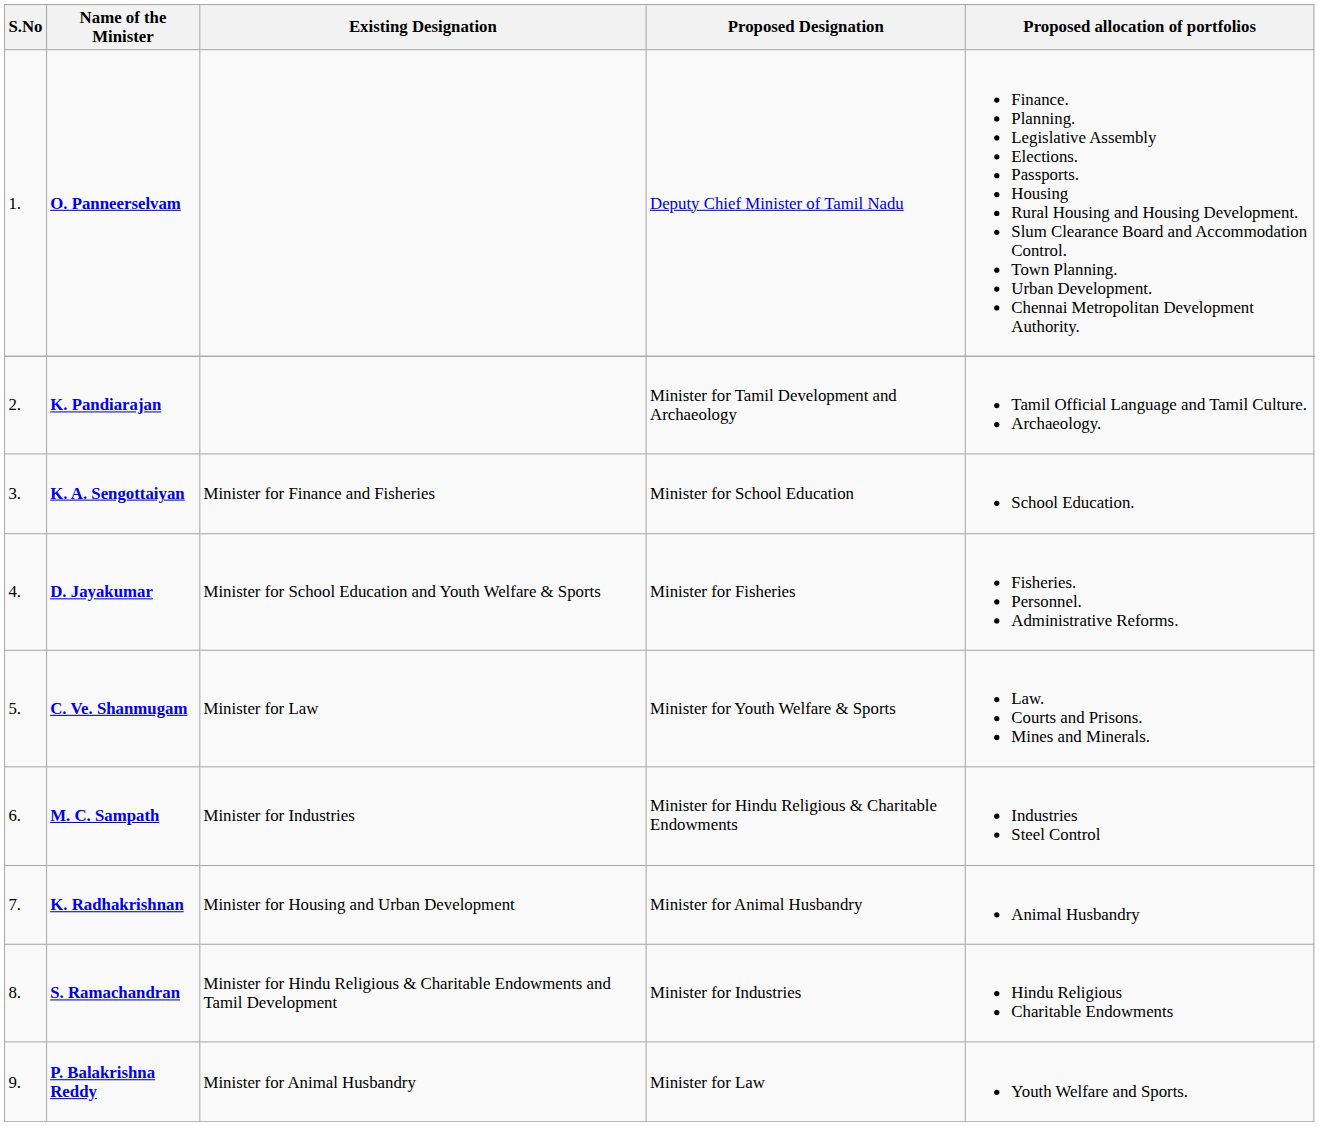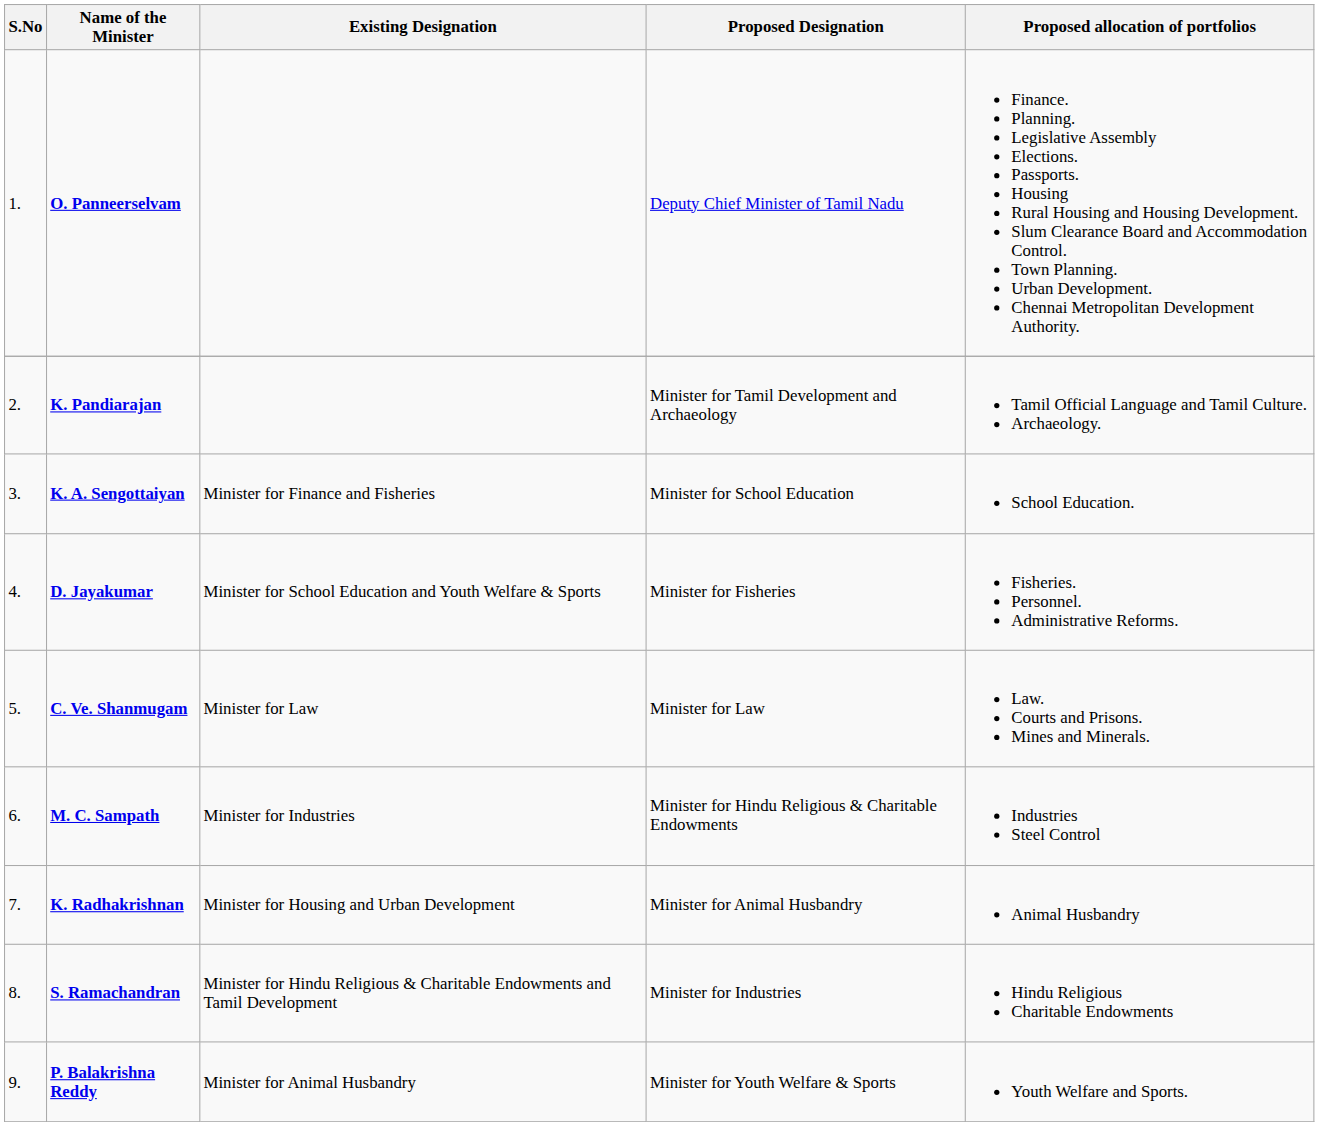(773, 708) Minister for Youth Welfare & Sports -> (707, 708) Minister for Law
(707, 1081) Minister for Law -> (773, 1081) Minister for Youth Welfare & Sports
